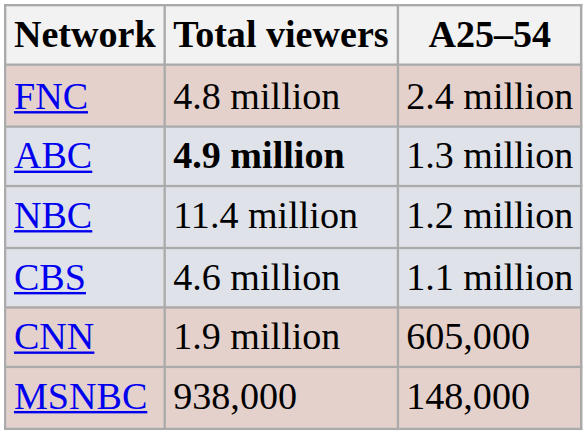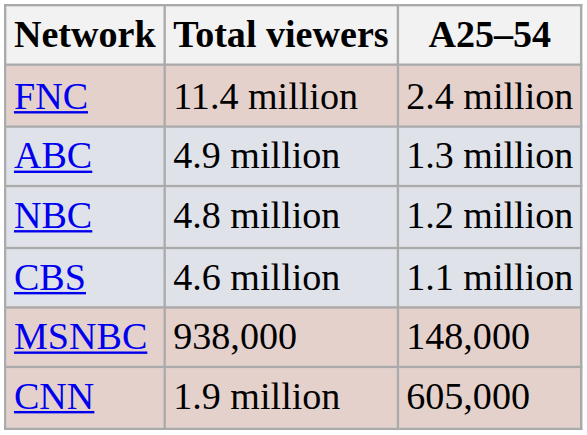(257, 95) 4.8 million -> (266, 95) 11.4 million
(259, 155) bold -> (257, 155) normal
(266, 215) 11.4 million -> (257, 215) 4.8 million
rows swapped: (54, 336) <-> (81, 397)
